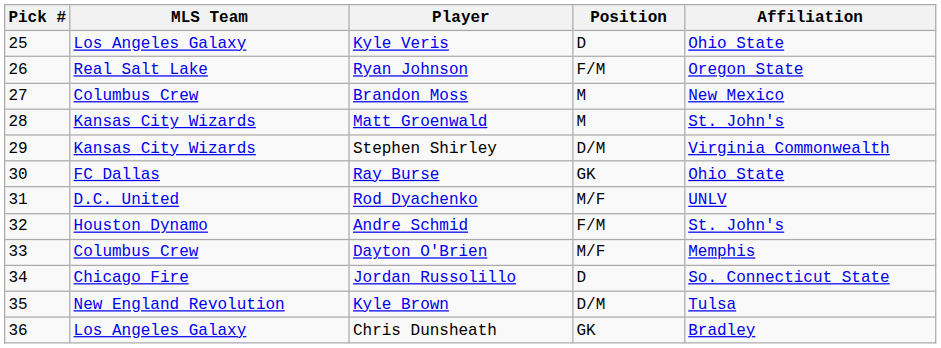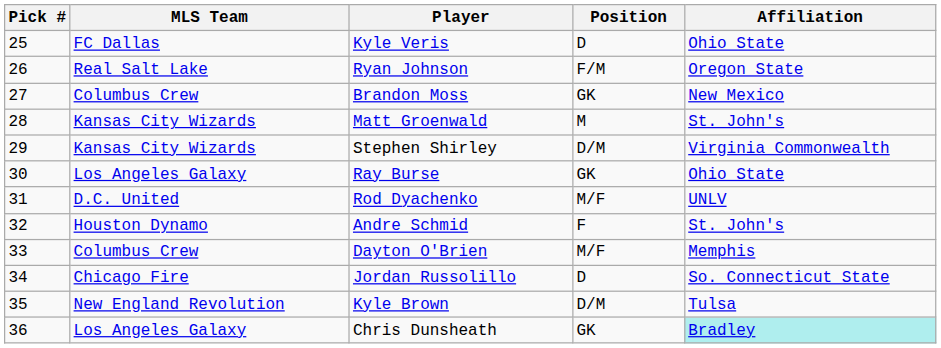(160, 44) Los Angeles Galaxy -> (117, 44) FC Dallas
(581, 96) M -> (586, 96) GK
(117, 174) FC Dallas -> (160, 174) Los Angeles Galaxy
(591, 226) F/M -> (581, 226) F
(722, 330) no background -> (722, 330) paleturquoise background
